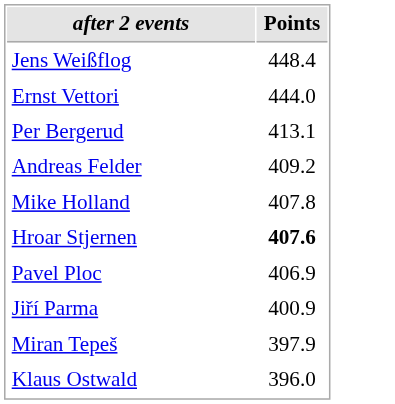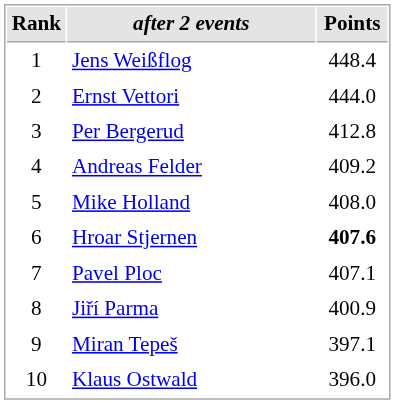+ column: (36, 23)
(292, 131) 413.1 -> (352, 131) 412.8
(292, 202) 407.8 -> (352, 202) 408.0
(292, 273) 406.9 -> (352, 273) 407.1
(292, 344) 397.9 -> (352, 344) 397.1
